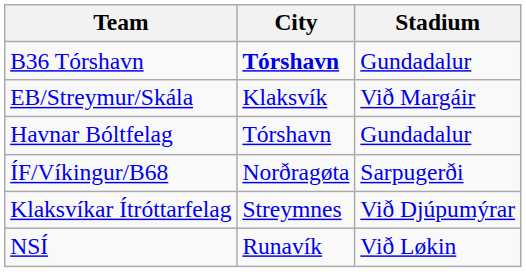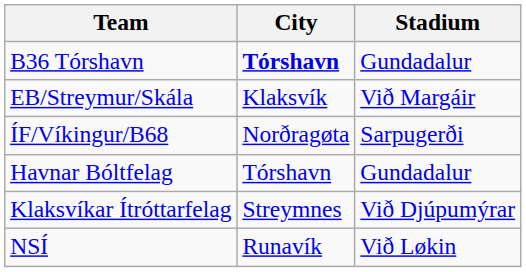rows swapped: (91, 135) <-> (89, 172)
